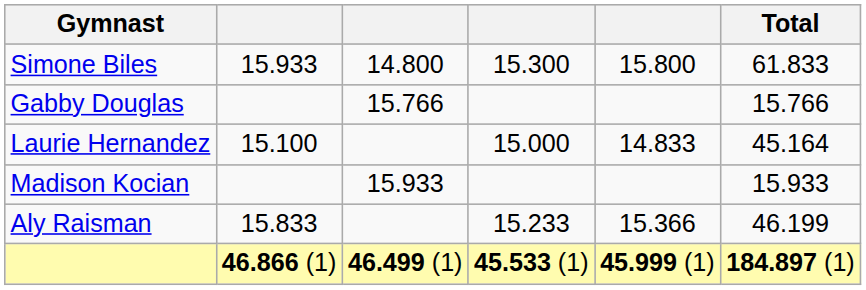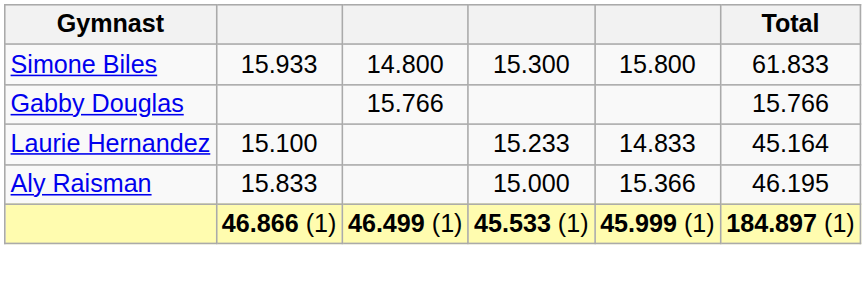(531, 143) 15.000 -> (531, 143) 15.233
- row: (100, 183)
(531, 223) 15.233 -> (531, 183) 15.000
(790, 223) 46.199 -> (790, 183) 46.195
